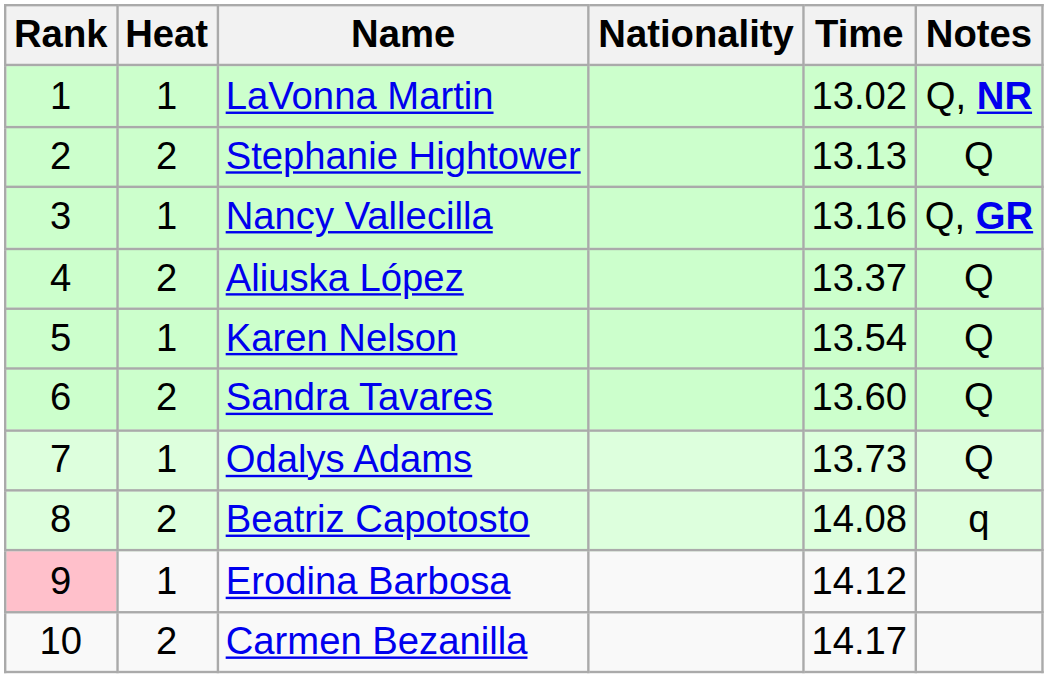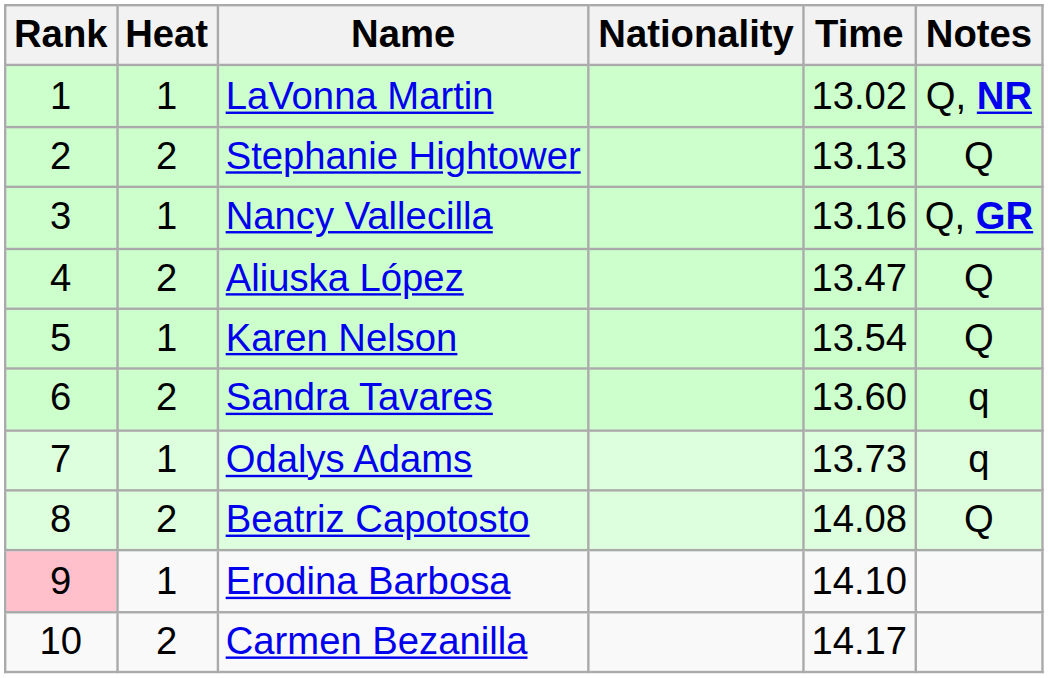(859, 277) 13.37 -> (859, 277) 13.47
(979, 398) Q -> (979, 398) q
(979, 459) Q -> (979, 459) q
(979, 519) q -> (979, 519) Q
(859, 580) 14.12 -> (859, 580) 14.10
